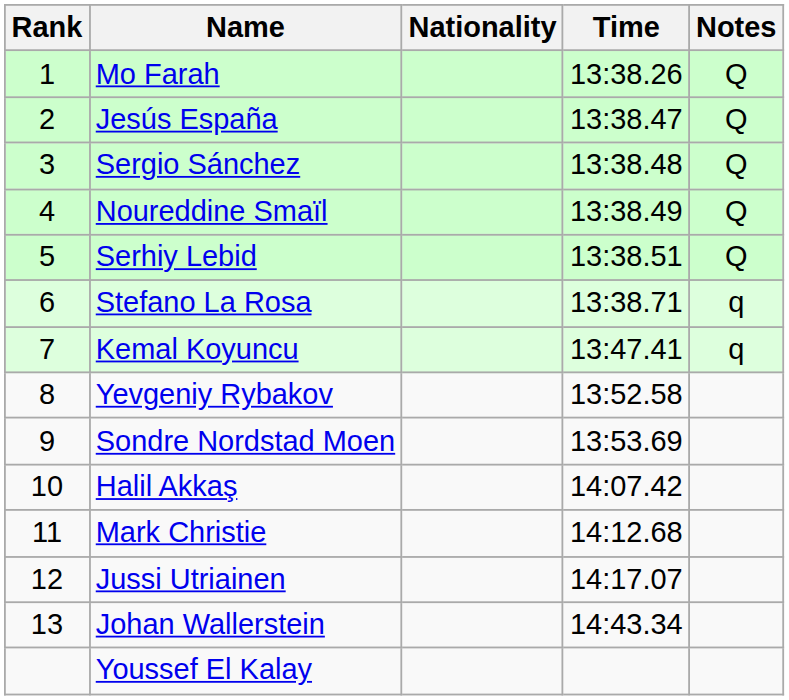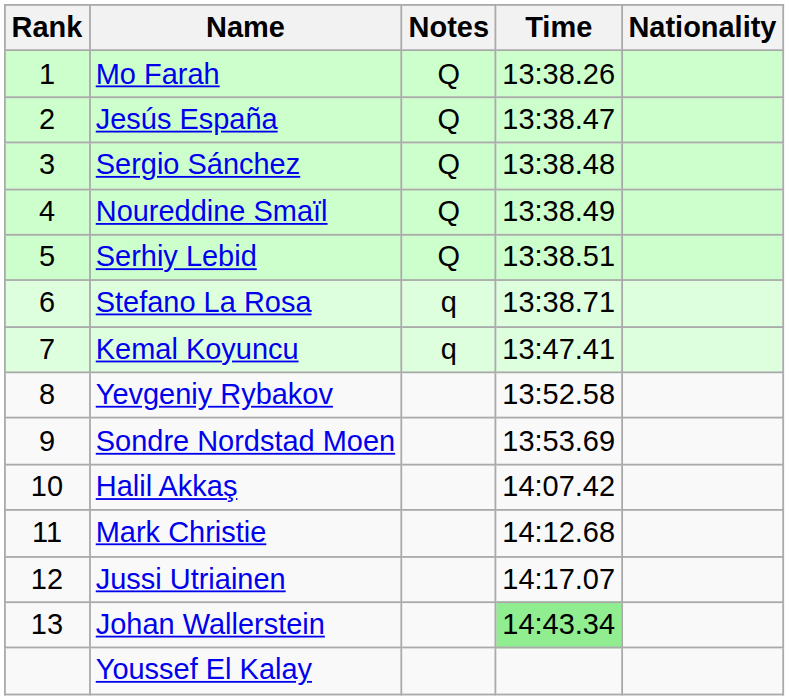columns swapped: (483, 27) <-> (736, 27)
(626, 624) no background -> (559, 624) lightgreen background
